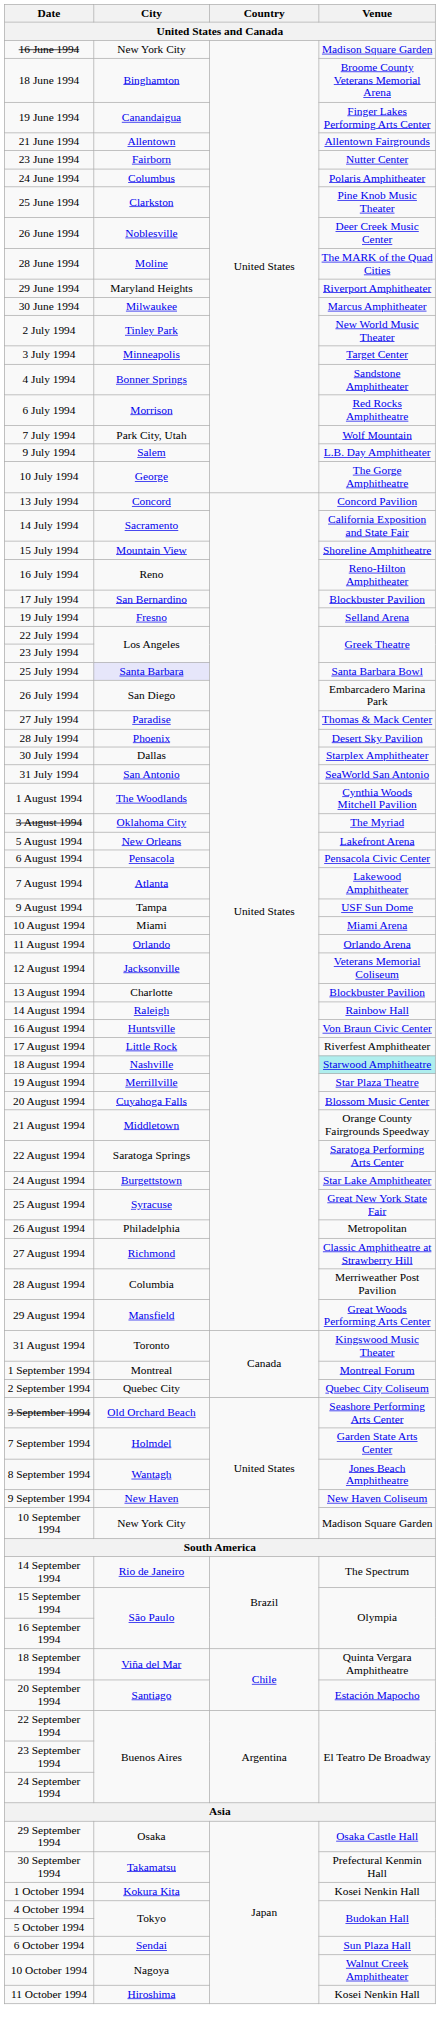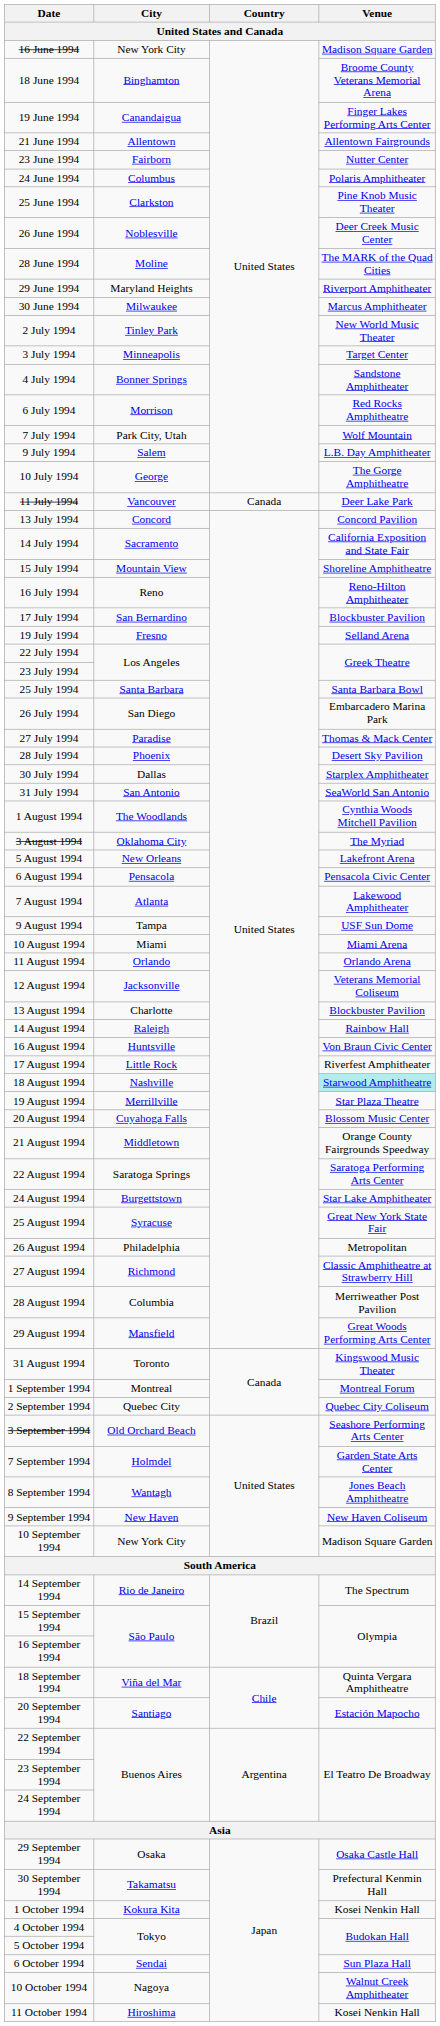+ row: (49, 501)
(151, 671) lavender background -> (151, 689) no background
